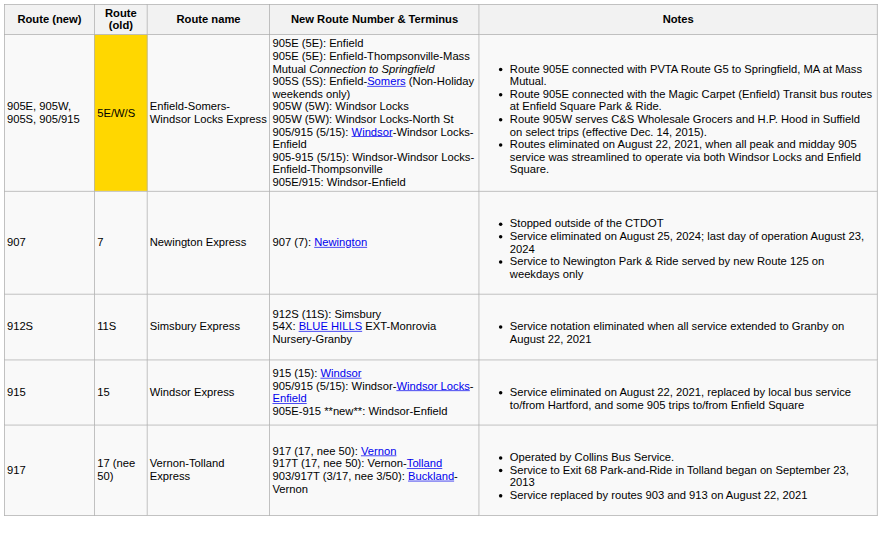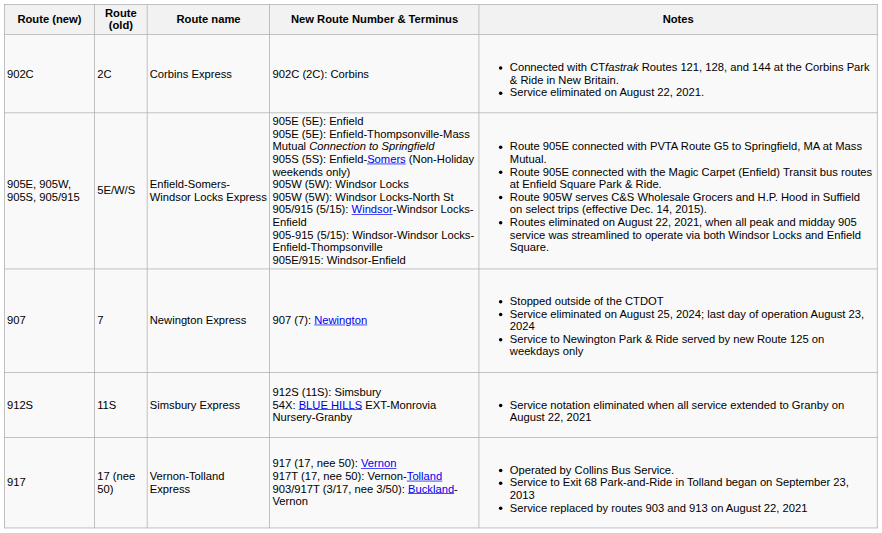+ row: (191, 73)
(116, 113) gold background -> (116, 191) no background
- row: (192, 392)
